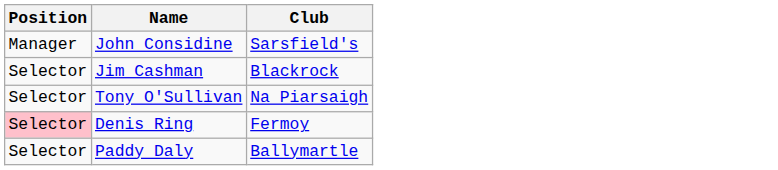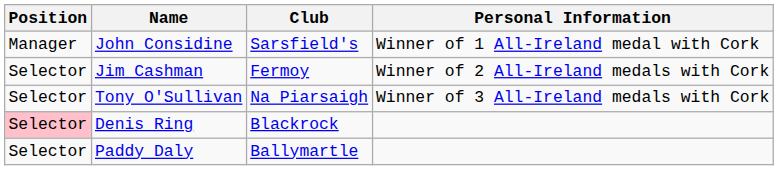+ column: (573, 18)
(294, 71) Blackrock -> (280, 71) Fermoy
(280, 125) Fermoy -> (294, 125) Blackrock
